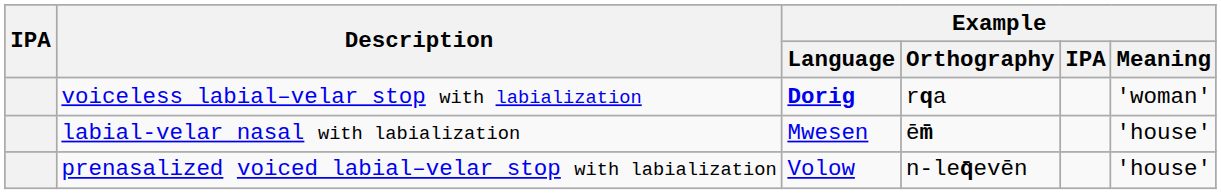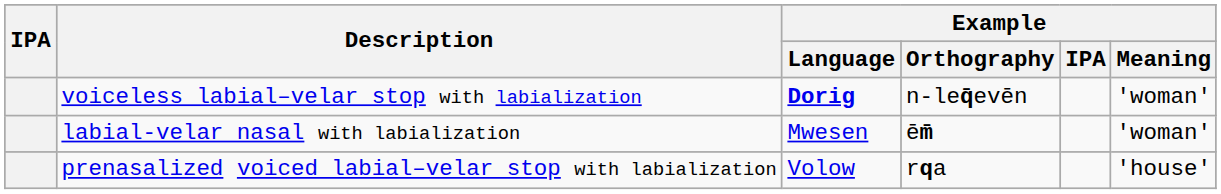(926, 97) rqa -> (967, 97) n-leq̄evēn
(1164, 133) 'house' -> (1164, 133) 'woman'
(967, 170) n-leq̄evēn -> (926, 170) rqa
